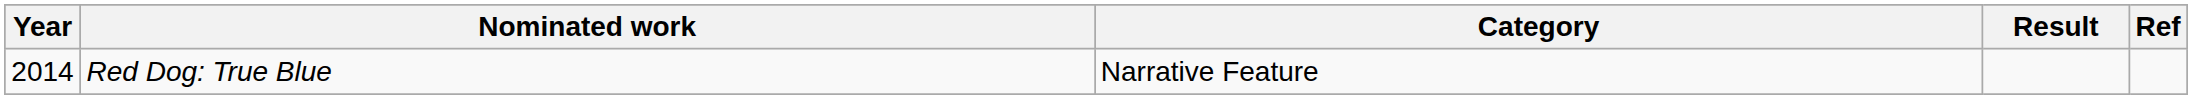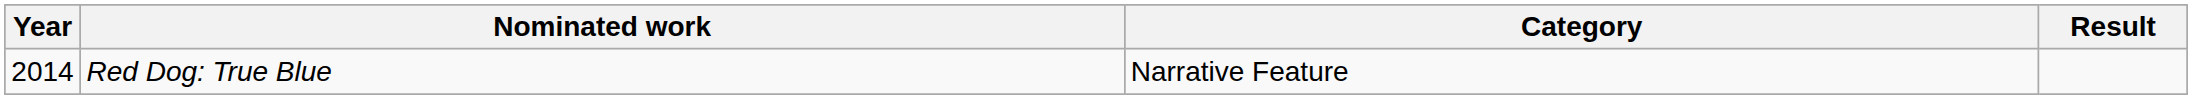- column: (2158, 26)
